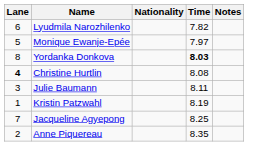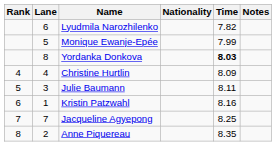+ column: (18, 12)
(199, 42) 7.97 -> (227, 42) 7.99
(18, 73) bold -> (46, 73) normal
(199, 73) 8.08 -> (227, 73) 8.09
(199, 103) 8.19 -> (227, 103) 8.16
